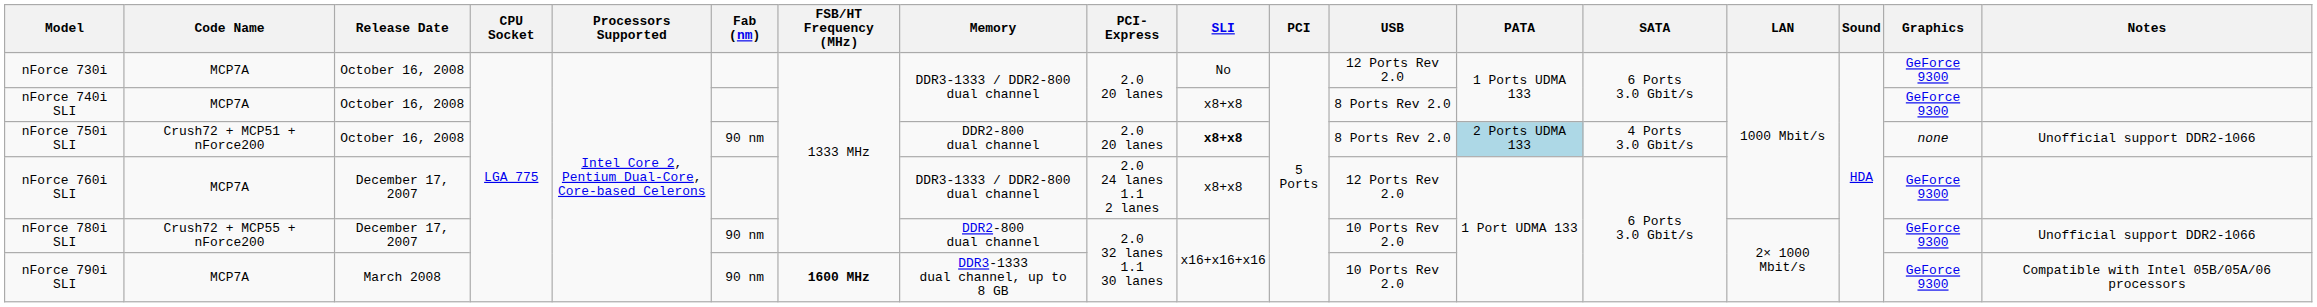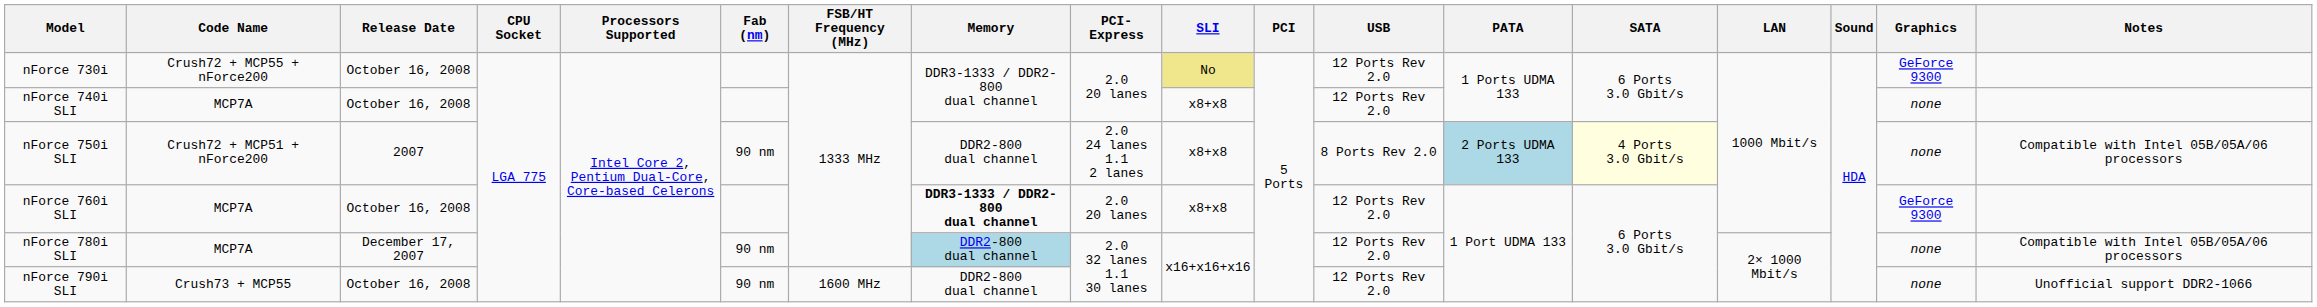(230, 70) MCP7A -> (233, 70) Crush72 + MCP55 + nForce200
(1223, 70) no background -> (1208, 70) khaki background
(1392, 105) 8 Ports Rev 2.0 -> (1379, 105) 12 Ports Rev 2.0
(1933, 105) GeForce 9300 -> (1926, 105) none
(402, 139) October 16, 2008 -> (408, 153) 2007
(1132, 139) 2.0 20 lanes -> (1117, 153) 2.0 24 lanes 1.1 2 lanes
(1223, 139) bold -> (1208, 153) normal
(1655, 139) no background -> (1645, 153) lightyellow background
(2147, 139) Unofficial support DDR2-1066 -> (2144, 153) Compatible with Intel 05B/05A/06 processors
(402, 188) December 17, 2007 -> (408, 209) October 16, 2008
(993, 188) normal -> (991, 209) bold
(1132, 188) 2.0 24 lanes 1.1 2 lanes -> (1117, 209) 2.0 20 lanes
(230, 236) Crush72 + MCP55 + nForce200 -> (233, 250) MCP7A
(993, 236) no background -> (991, 250) lightblue background
(1392, 236) 10 Ports Rev 2.0 -> (1379, 250) 12 Ports Rev 2.0
(1933, 236) GeForce 9300 -> (1926, 250) none
(2147, 236) Unofficial support DDR2-1066 -> (2144, 250) Compatible with Intel 05B/05A/06 processors
(230, 277) MCP7A -> (233, 284) Crush73 + MCP55
(402, 277) March 2008 -> (408, 284) October 16, 2008
(839, 277) bold -> (850, 284) normal
(993, 277) DDR3-1333 dual channel, up to 8 GB -> (991, 284) DDR2-800 dual channel
(1392, 277) 10 Ports Rev 2.0 -> (1379, 284) 12 Ports Rev 2.0
(1933, 277) GeForce 9300 -> (1926, 284) none
(2147, 277) Compatible with Intel 05B/05A/06 processors -> (2144, 284) Unofficial support DDR2-1066
